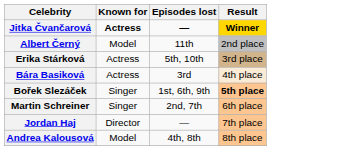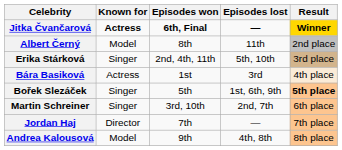+ column: (185, 12)
(123, 59) Actress -> (123, 59) Singer
